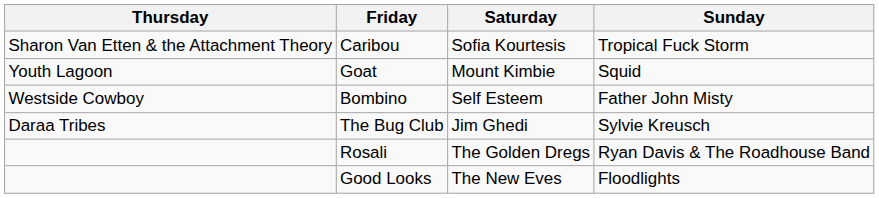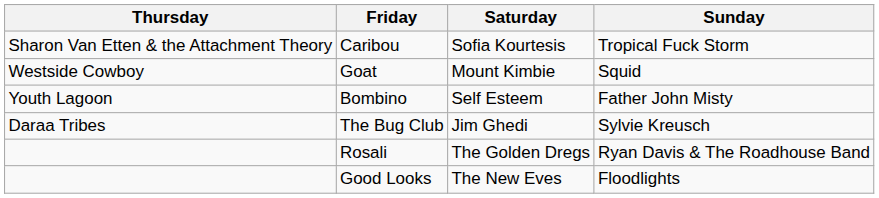(60, 71) Youth Lagoon -> (76, 71) Westside Cowboy
(76, 98) Westside Cowboy -> (60, 98) Youth Lagoon
